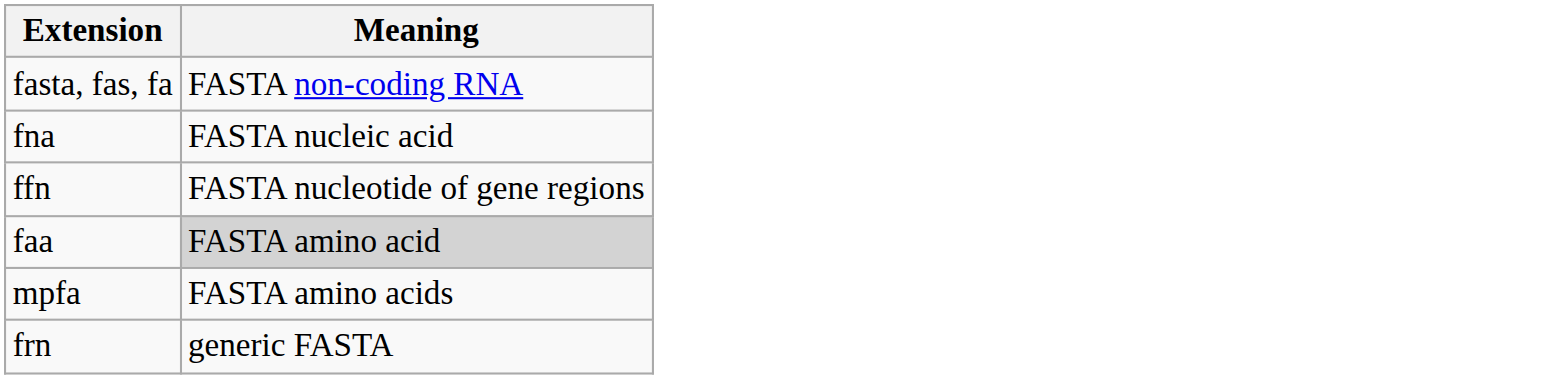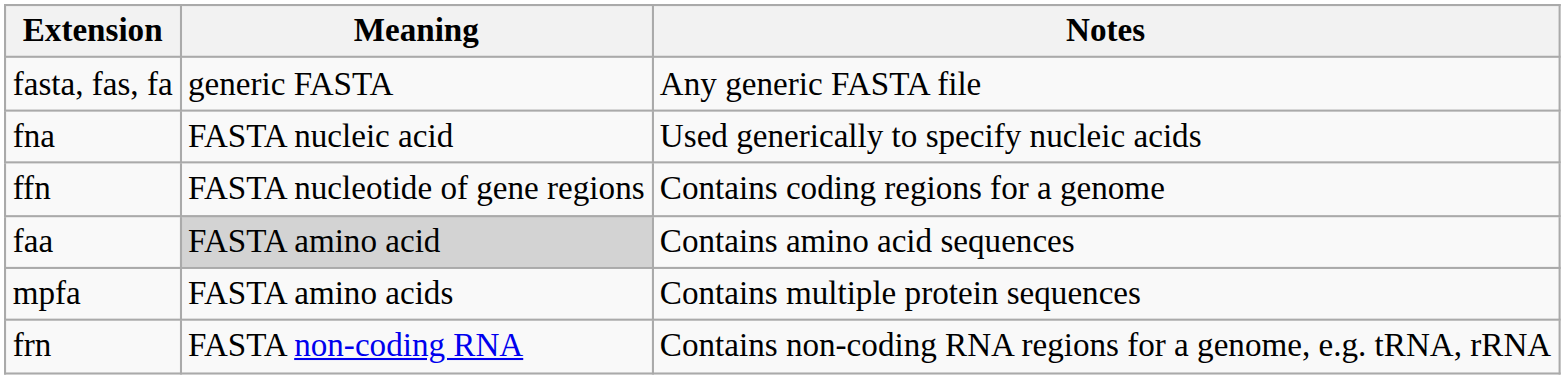+ column: (1106, 30)
(356, 83) FASTA non-coding RNA -> (291, 83) generic FASTA
(291, 345) generic FASTA -> (356, 345) FASTA non-coding RNA
